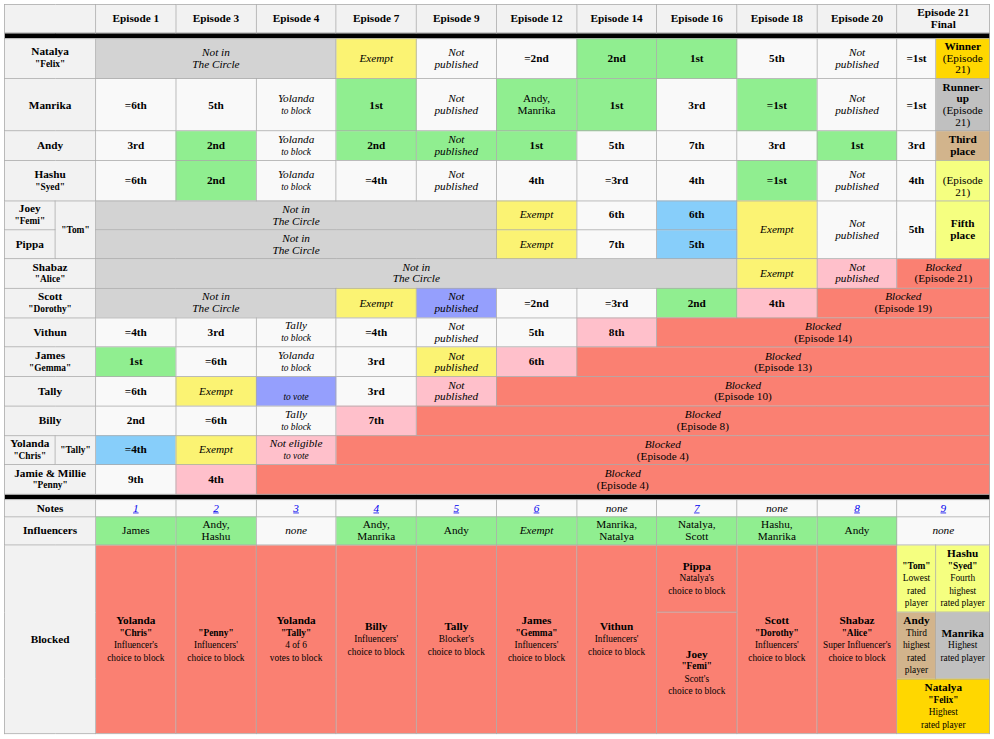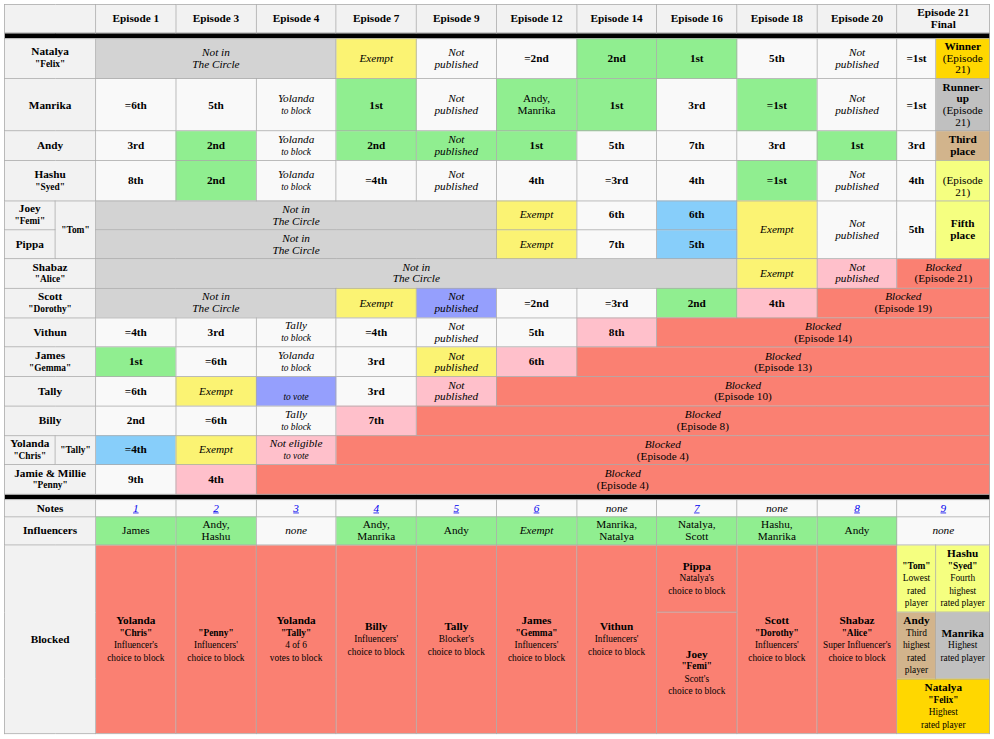(136, 180) =6th -> (136, 180) 8th
